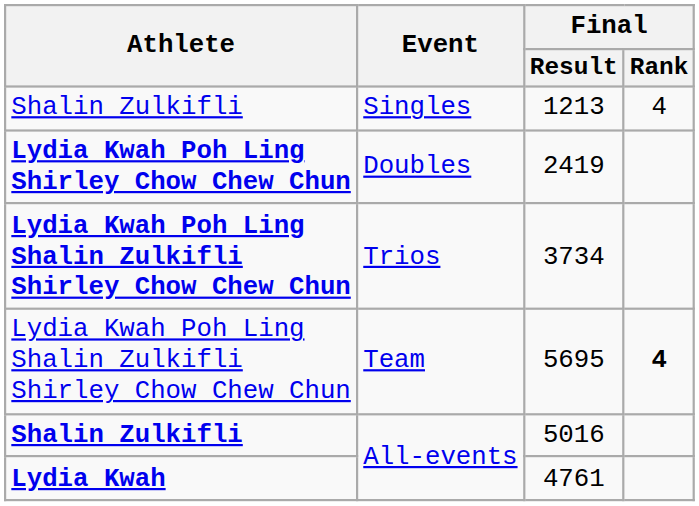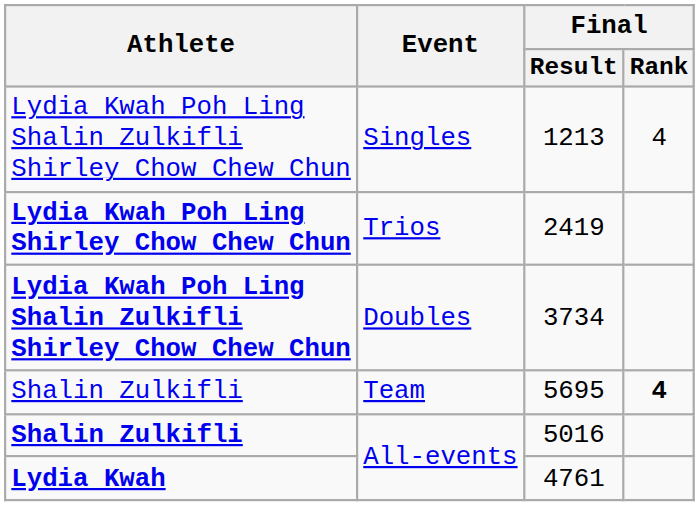(127, 108) Shalin Zulkifli -> (181, 139) Lydia Kwah Poh Ling Shalin Zulkifli Shirley Chow Chew Chun
(417, 167) Doubles -> (402, 228) Trios
(402, 256) Trios -> (417, 318) Doubles
(181, 361) Lydia Kwah Poh Ling Shalin Zulkifli Shirley Chow Chew Chun -> (127, 392) Shalin Zulkifli
